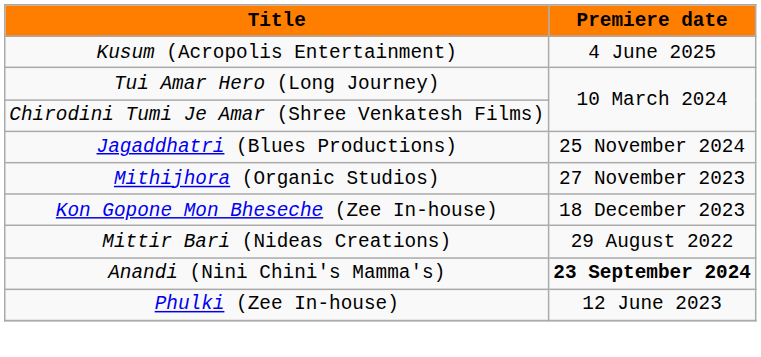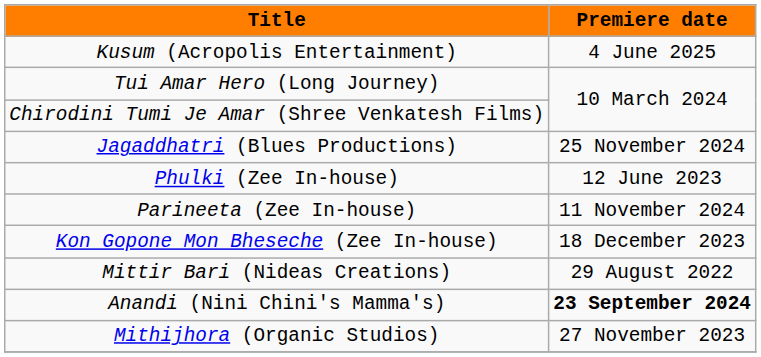rows swapped: (277, 305) <-> (277, 178)
+ row: (277, 210)
